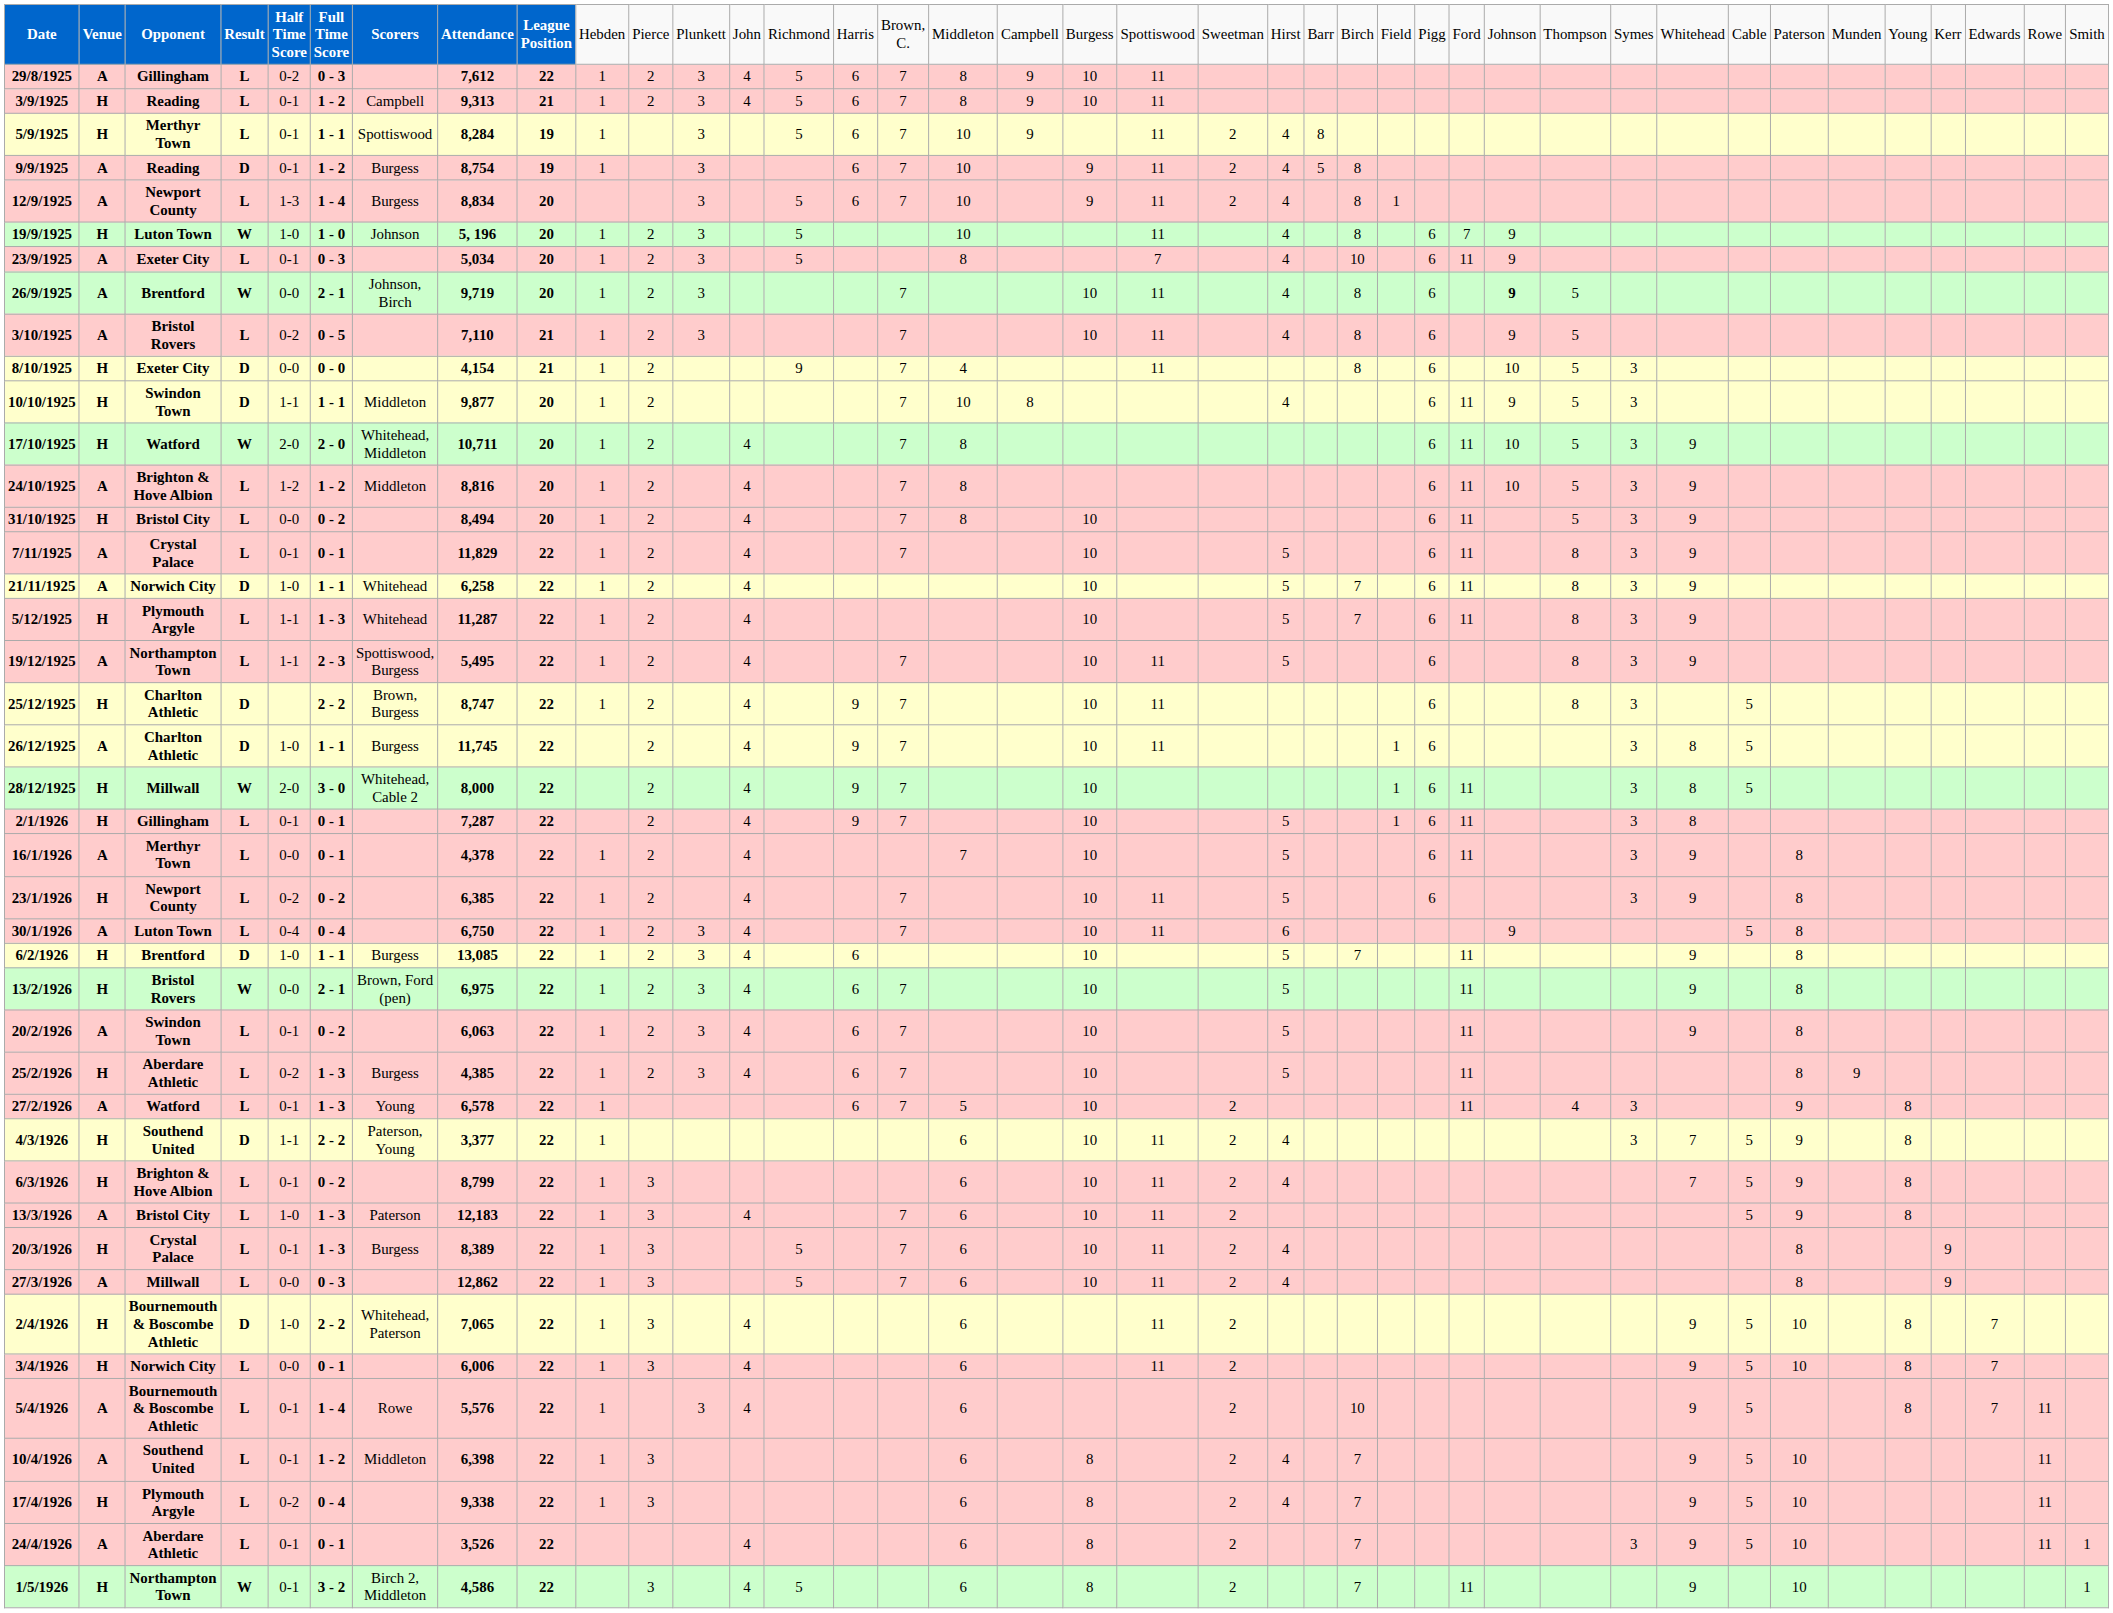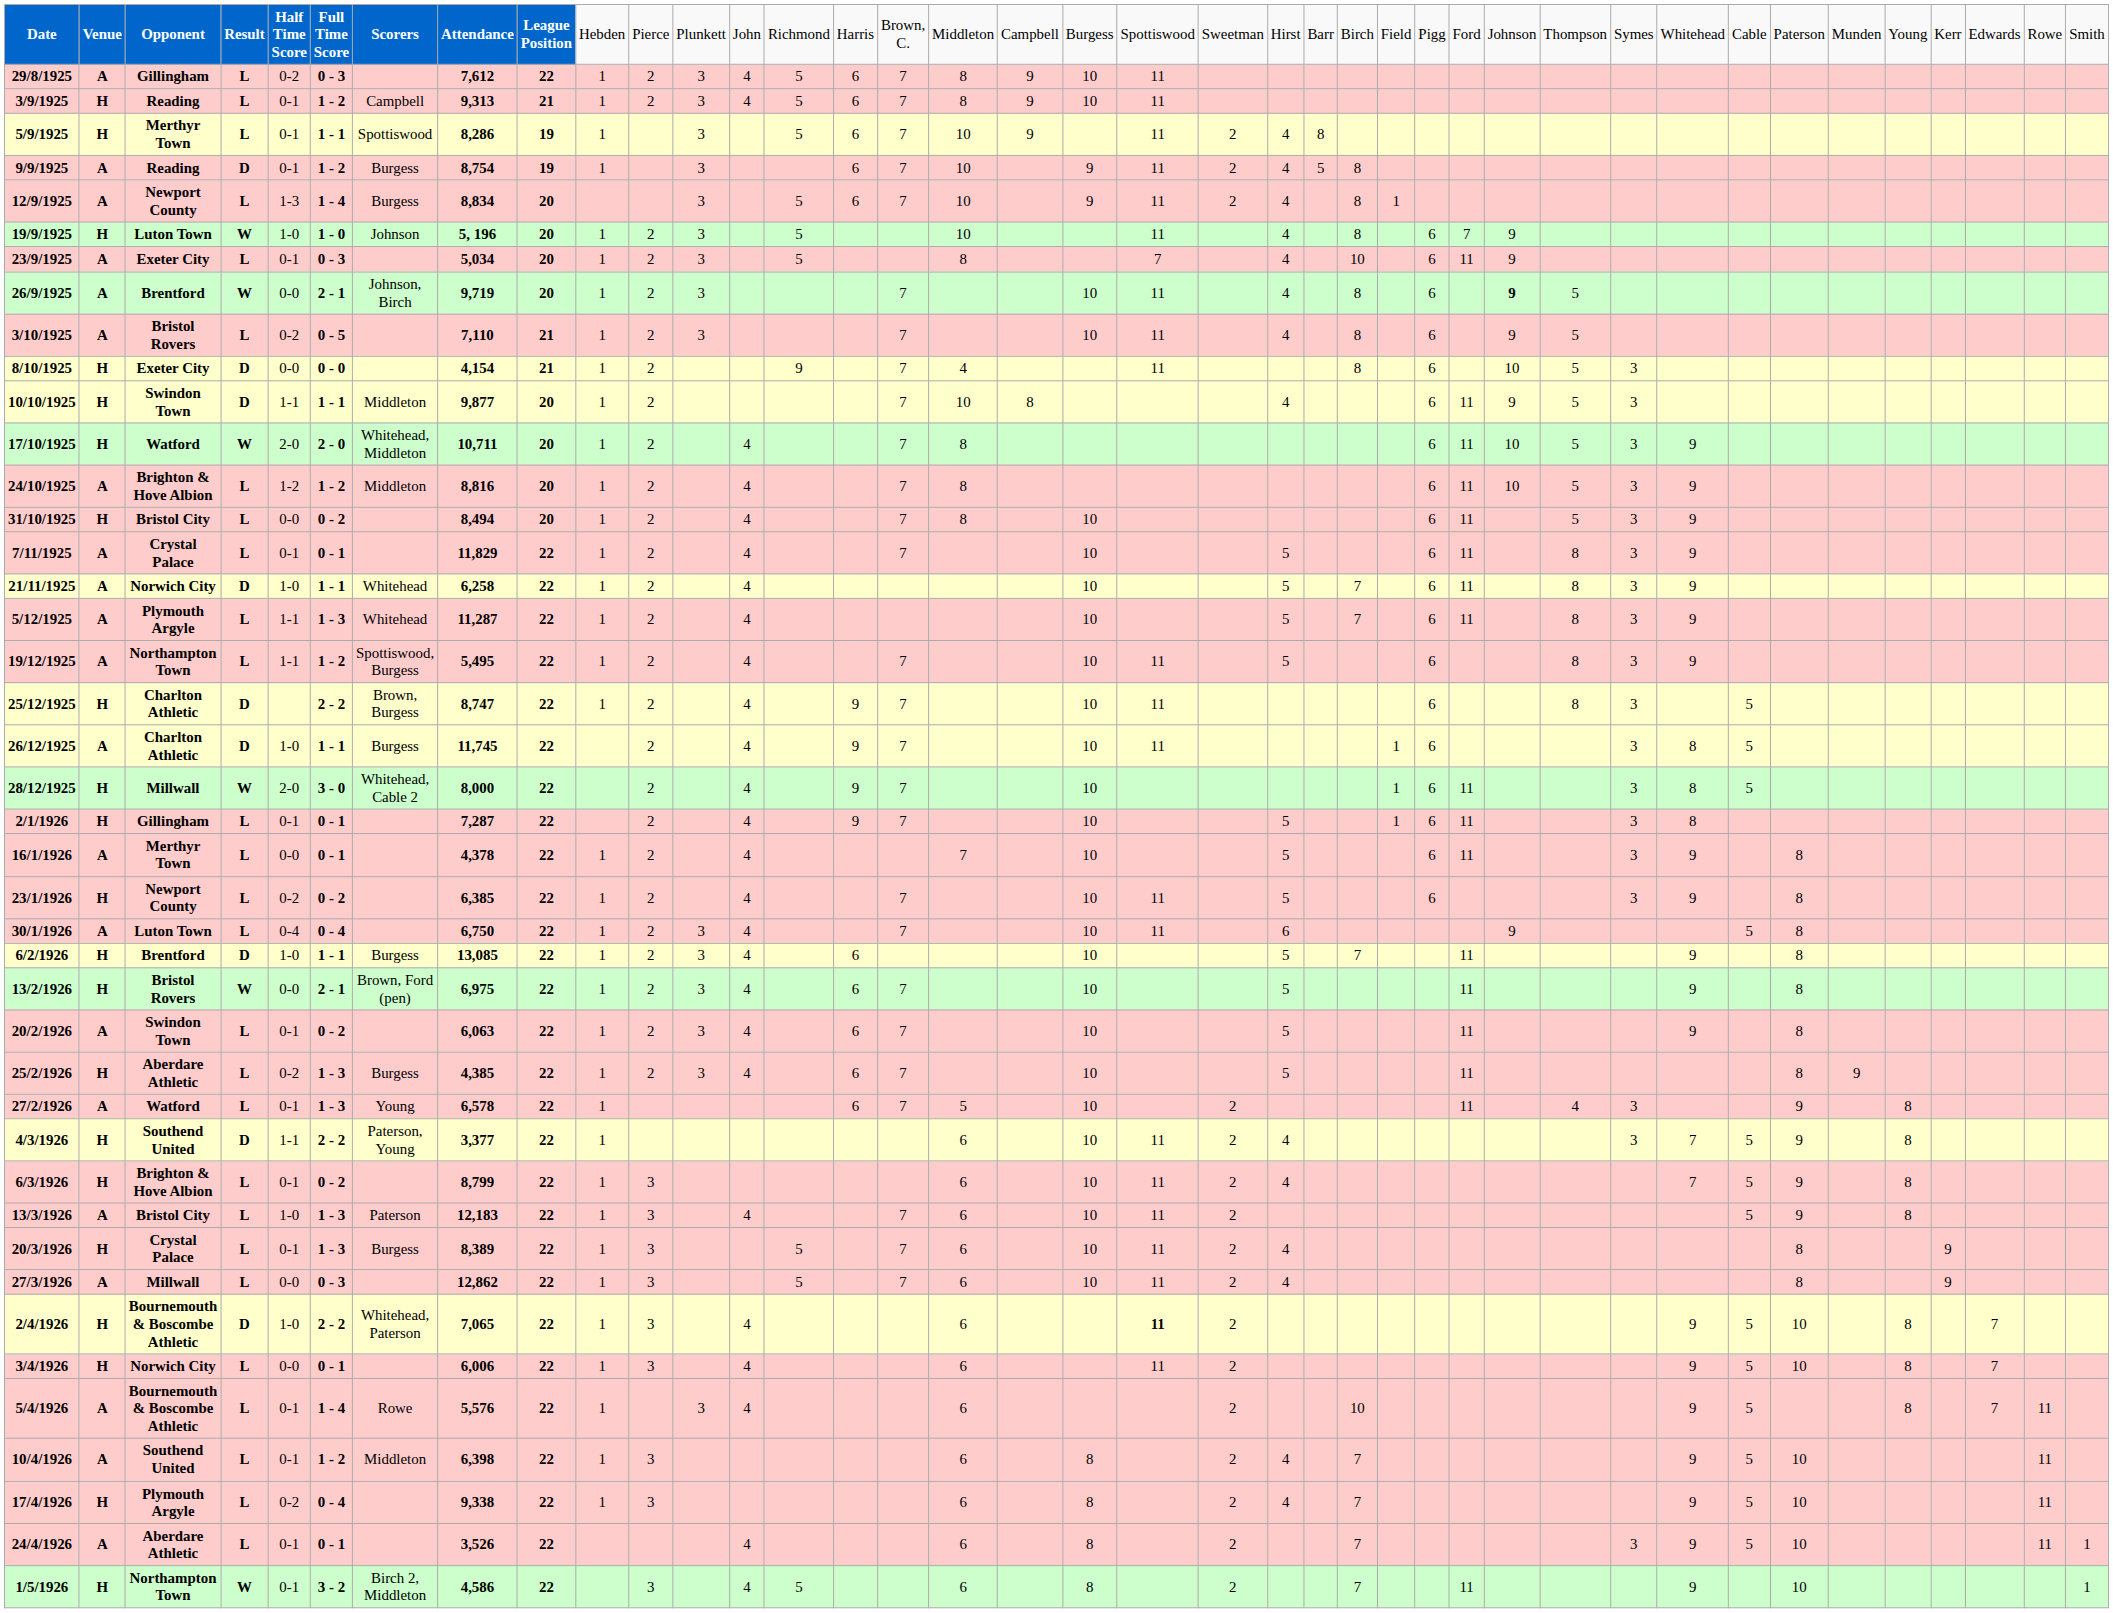(477, 134) 8,284 -> (477, 134) 8,286
(102, 619) H -> (102, 619) A
(331, 661) 2 - 3 -> (331, 661) 1 - 2
(1158, 1324) normal -> (1158, 1324) bold
